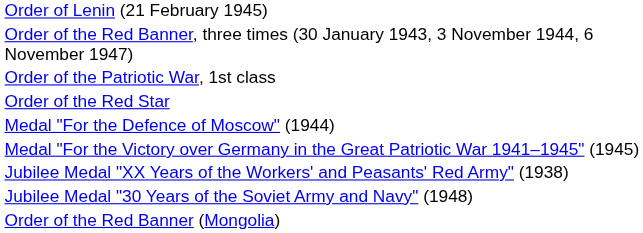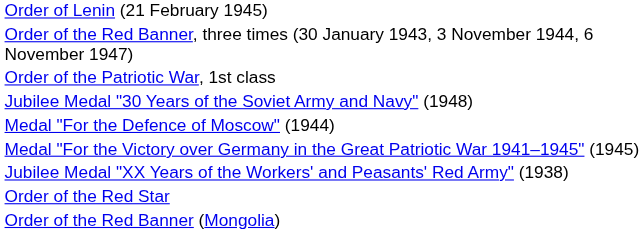rows swapped: (87, 101) <-> (239, 196)
